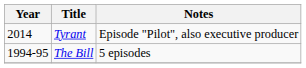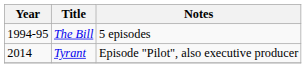rows swapped: (74, 53) <-> (70, 33)
